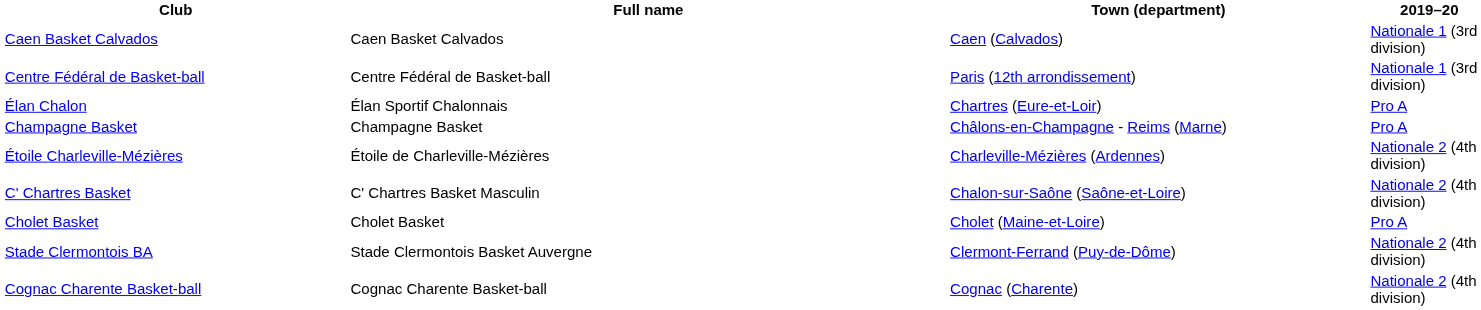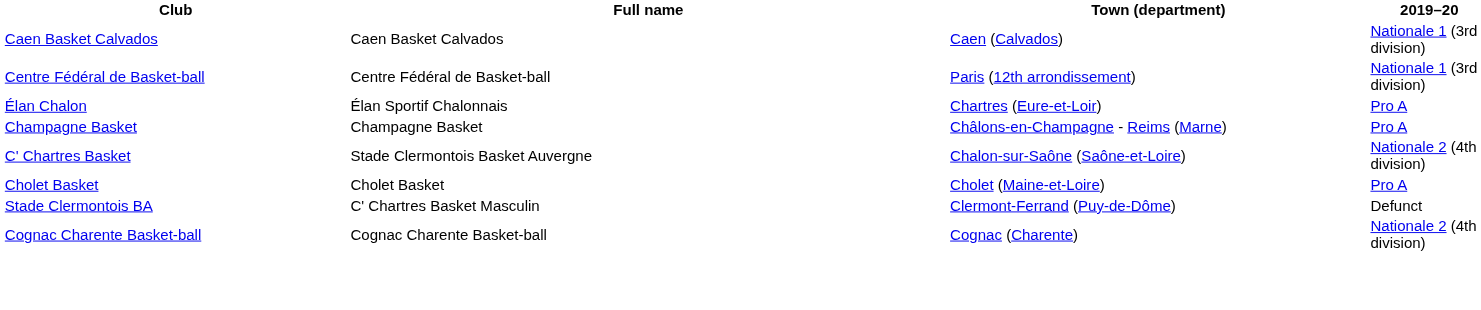- row: (94, 156)
(445, 193) C' Chartres Basket Masculin -> (471, 156) Stade Clermontois Basket Auvergne
(471, 251) Stade Clermontois Basket Auvergne -> (445, 205) C' Chartres Basket Masculin
(1424, 251) Nationale 2 (4th division) -> (1396, 205) Defunct
